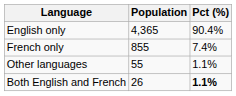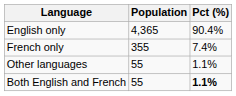(140, 47) 855 -> (140, 47) 355
(137, 82) 26 -> (137, 82) 55
